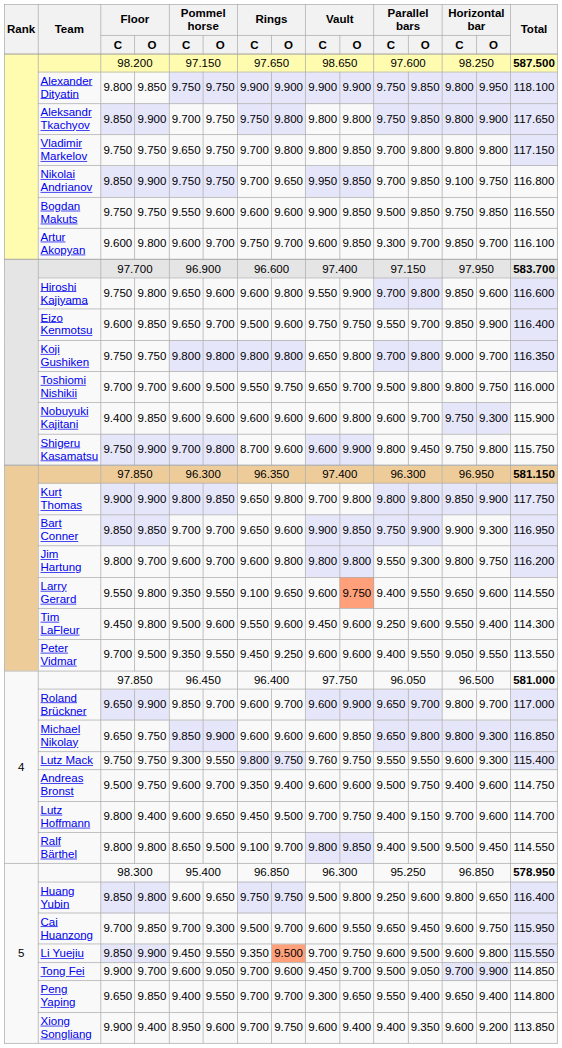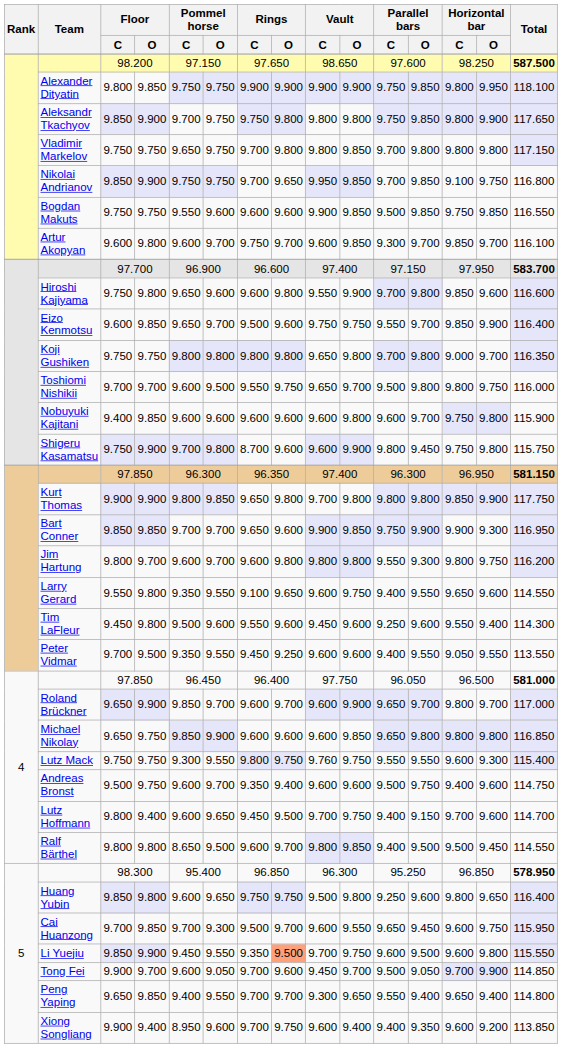(493, 418) 9.300 -> (493, 418) 9.800
(357, 592) lightsalmon background -> (357, 592) no background
(493, 736) 9.300 -> (493, 736) 9.800
(254, 848) 9.100 -> (254, 848) 9.600
